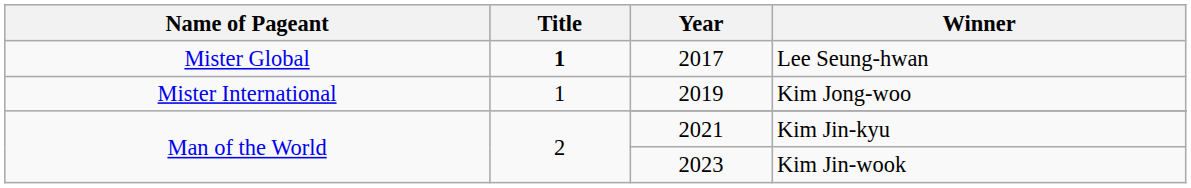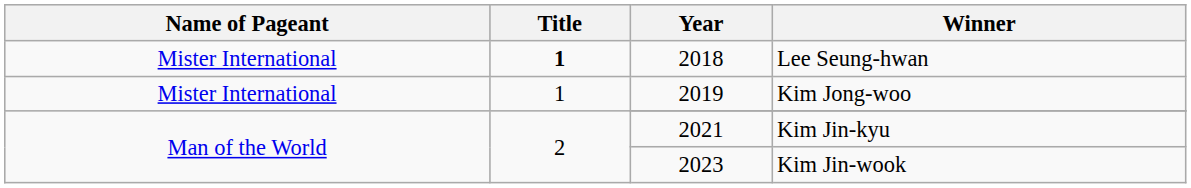(247, 58) Mister Global -> (247, 58) Mister International
(701, 58) 2017 -> (701, 58) 2018
